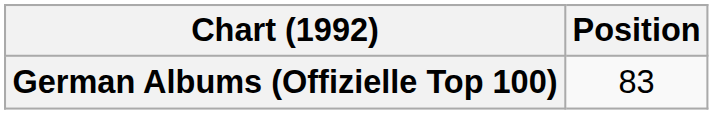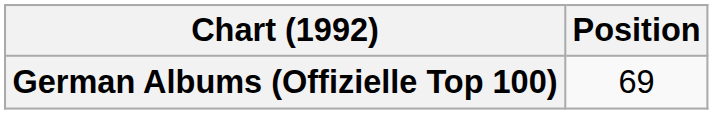(637, 81) 83 -> (637, 81) 69
